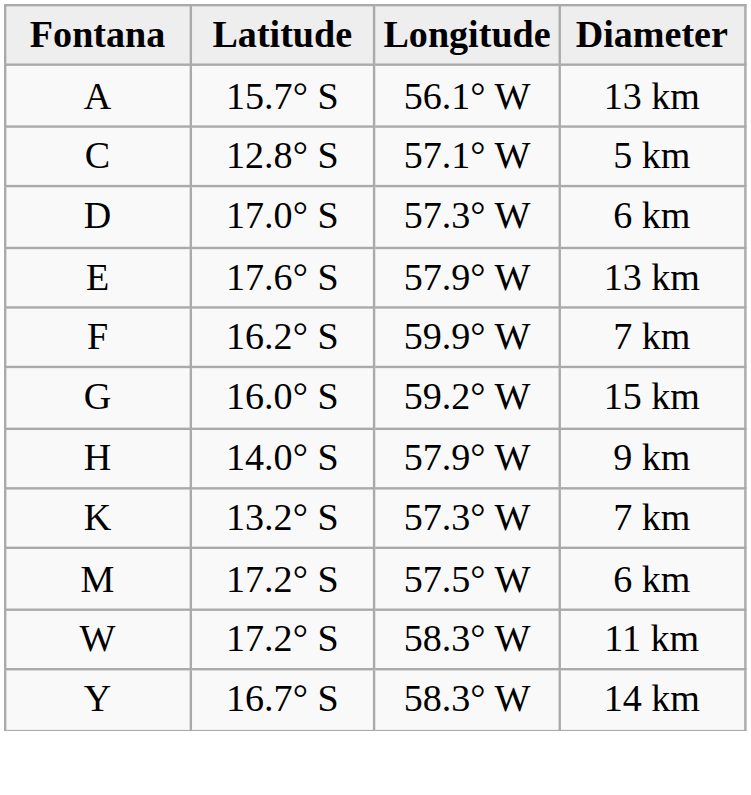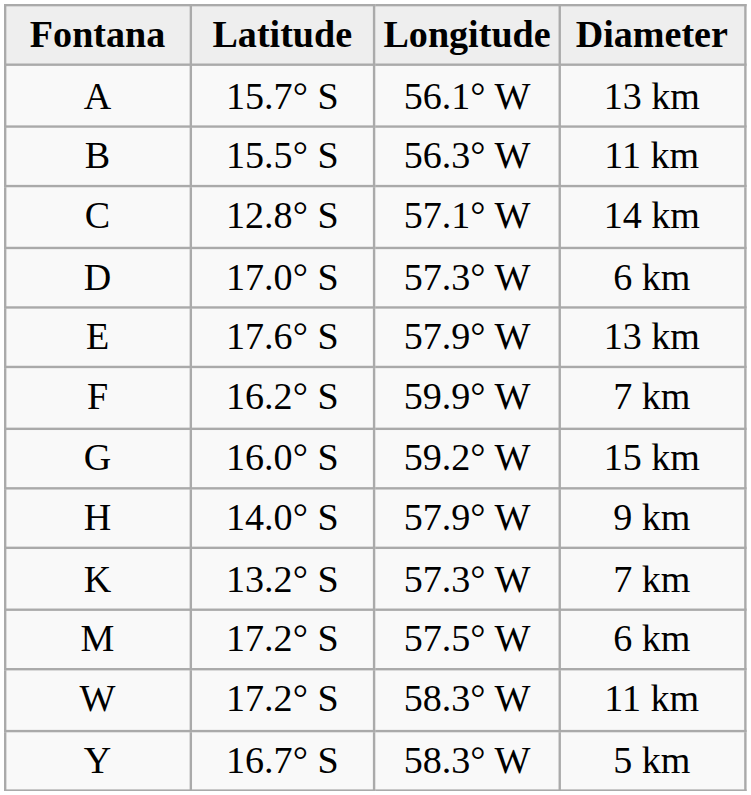+ row: (98, 155)
(652, 155) 5 km -> (652, 215) 14 km
(652, 699) 14 km -> (652, 759) 5 km
